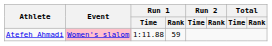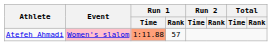(148, 34) no background -> (148, 34) lightsalmon background
(176, 34) 59 -> (176, 34) 57
